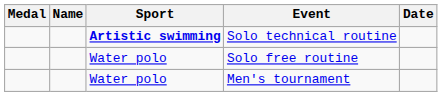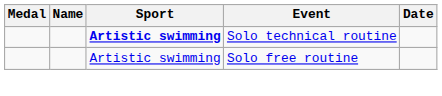(128, 58) Water polo -> (155, 58) Artistic swimming
- row: (289, 80)
